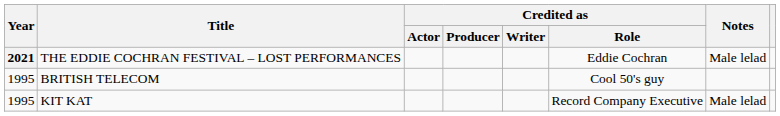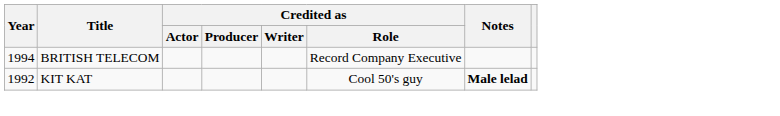- row: (221, 57)
(21, 79) 1995 -> (21, 57) 1994
(627, 79) Cool 50's guy -> (386, 57) Record Company Executive
(21, 100) 1995 -> (21, 79) 1992
(627, 100) Record Company Executive -> (386, 79) Cool 50's guy
(738, 100) normal -> (498, 79) bold
